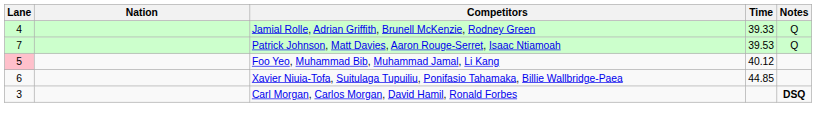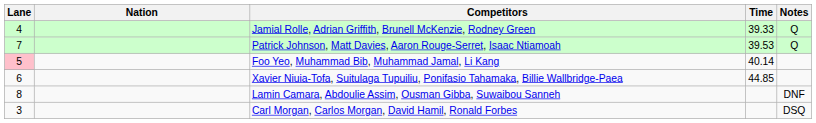(761, 62) 40.12 -> (761, 62) 40.14
+ row: (406, 95)
(794, 95) bold -> (794, 111) normal
